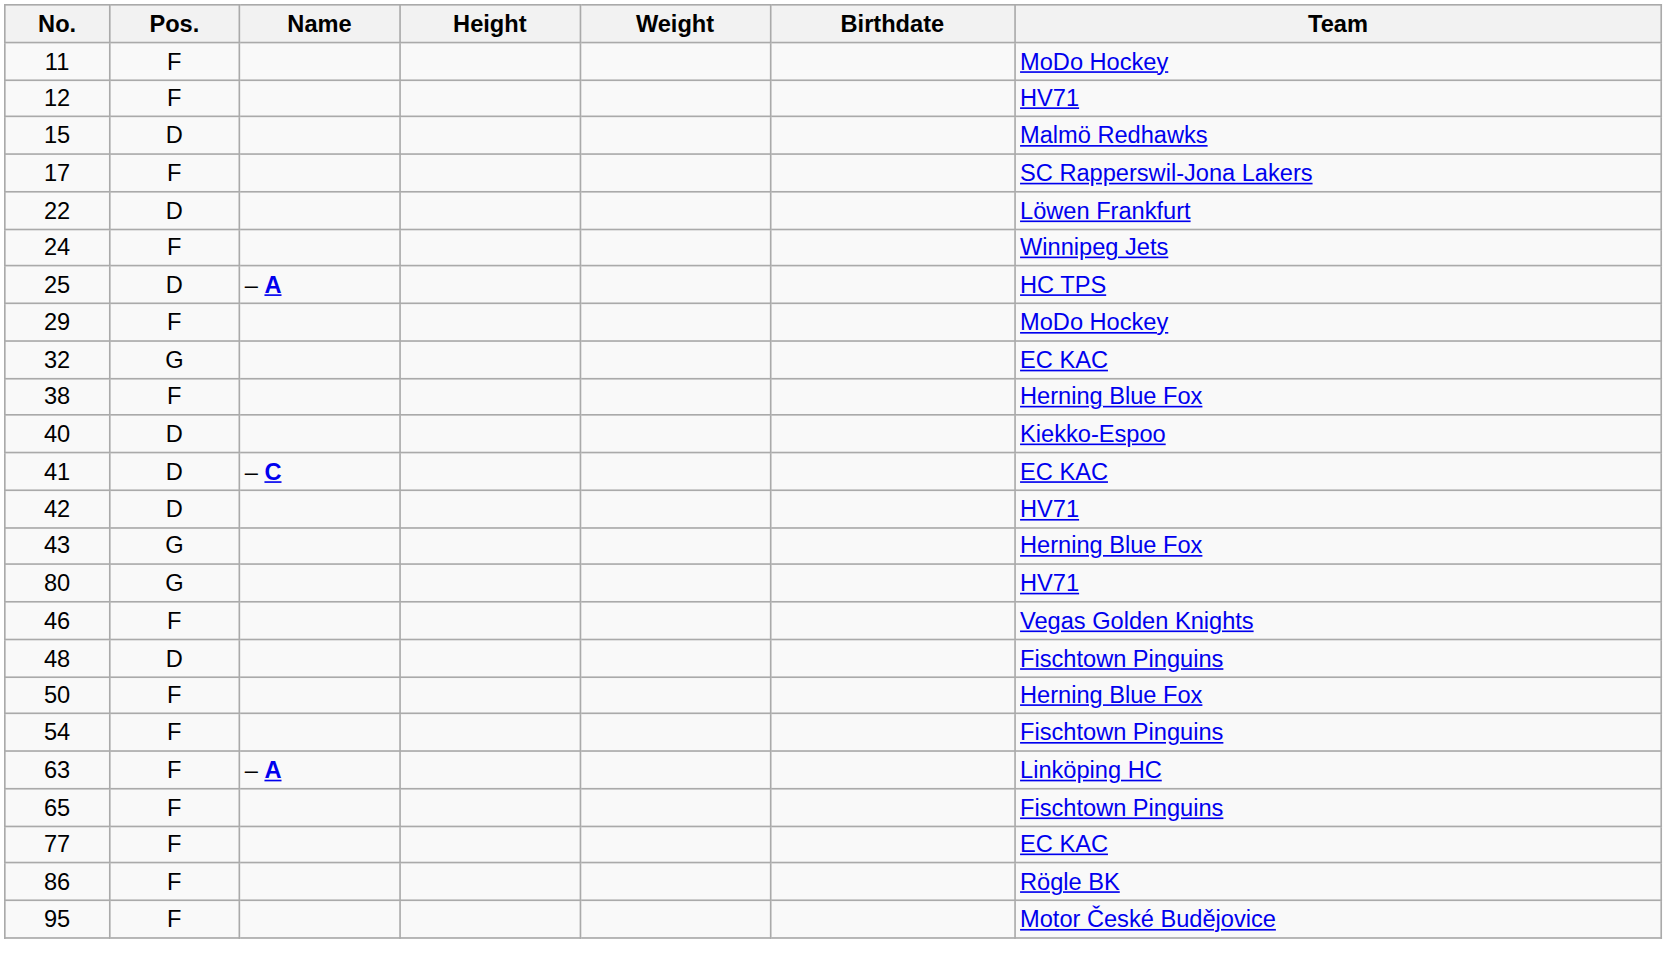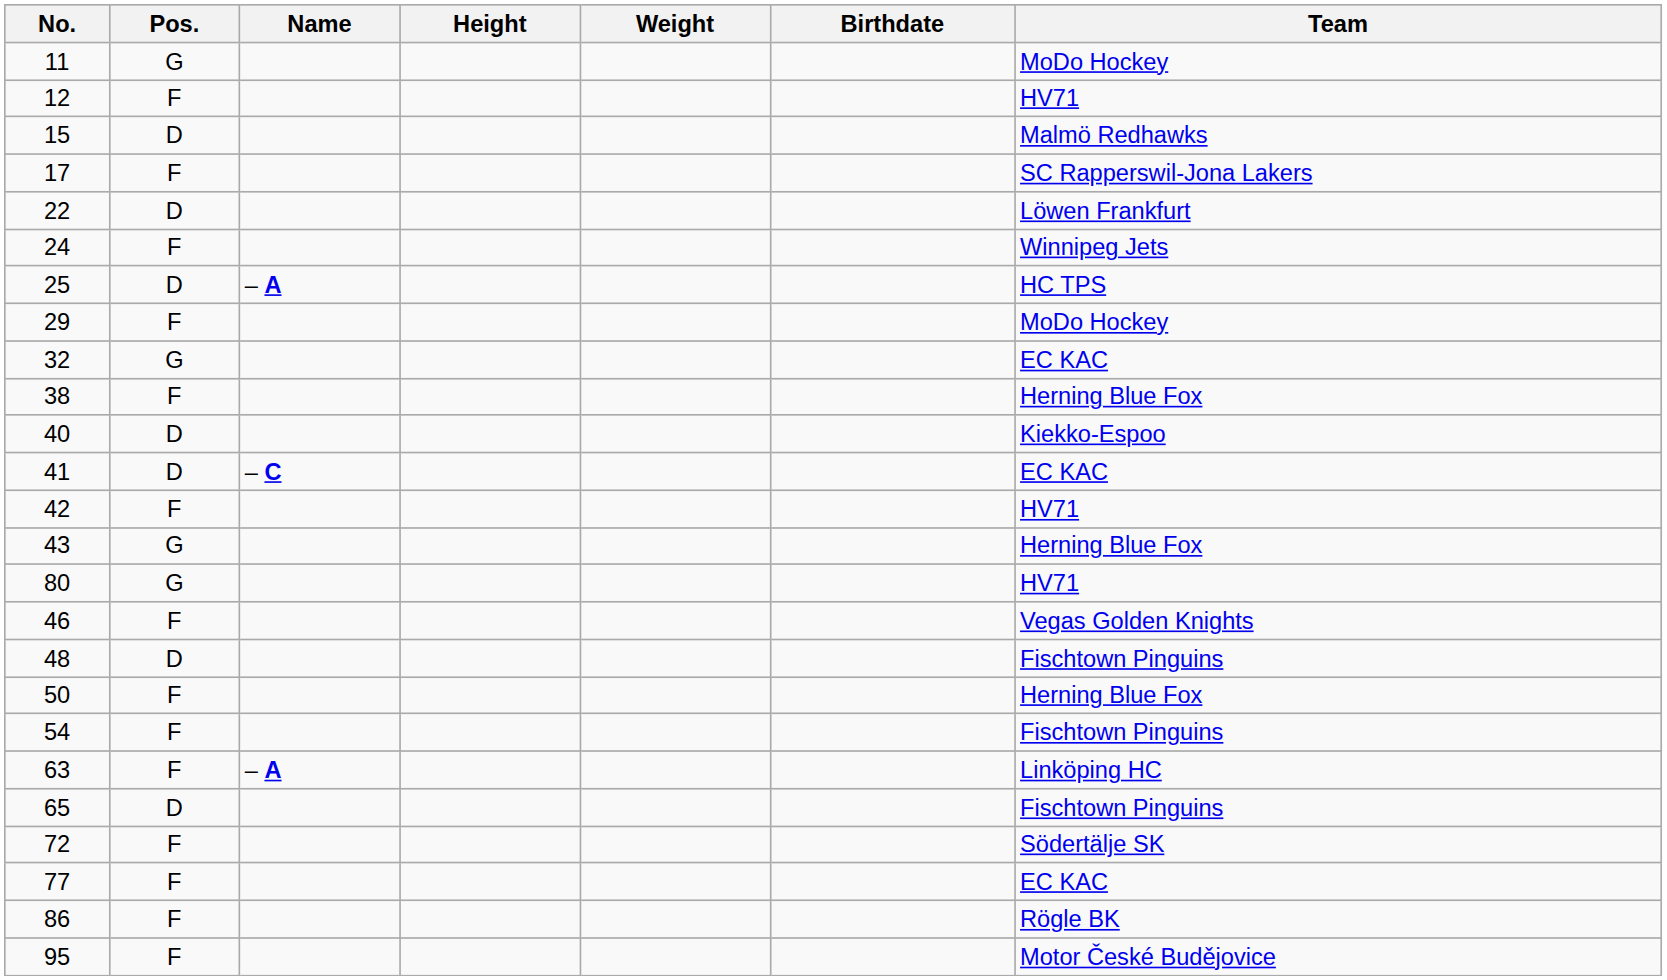(174, 61) F -> (174, 61) G
(174, 509) D -> (174, 509) F
(174, 807) F -> (174, 807) D
+ row: (57, 845)
